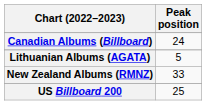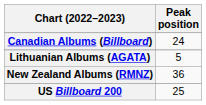(178, 74) 33 -> (178, 74) 36
